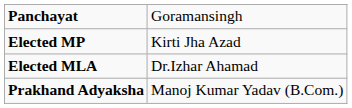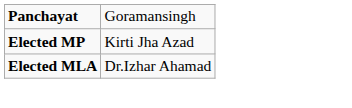- row: (76, 90)
